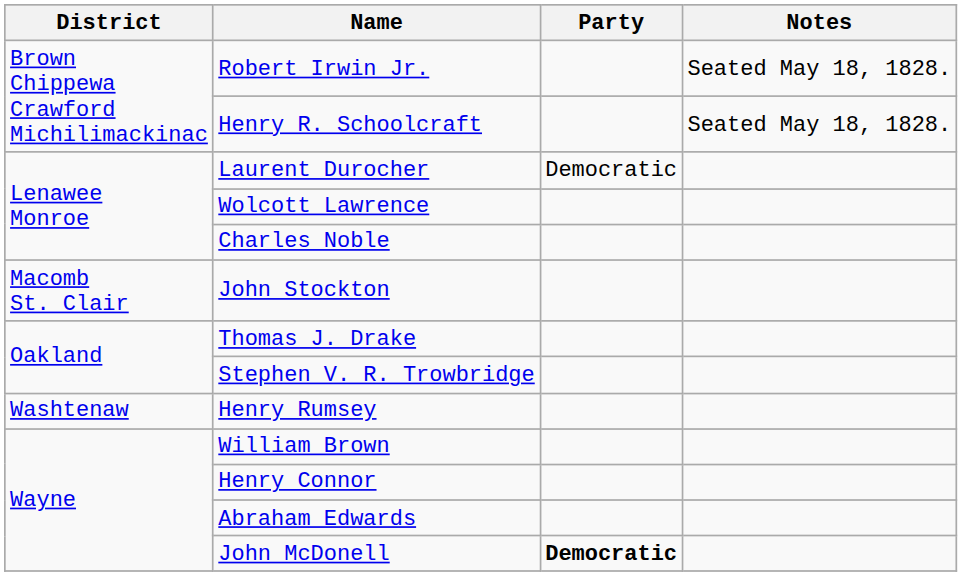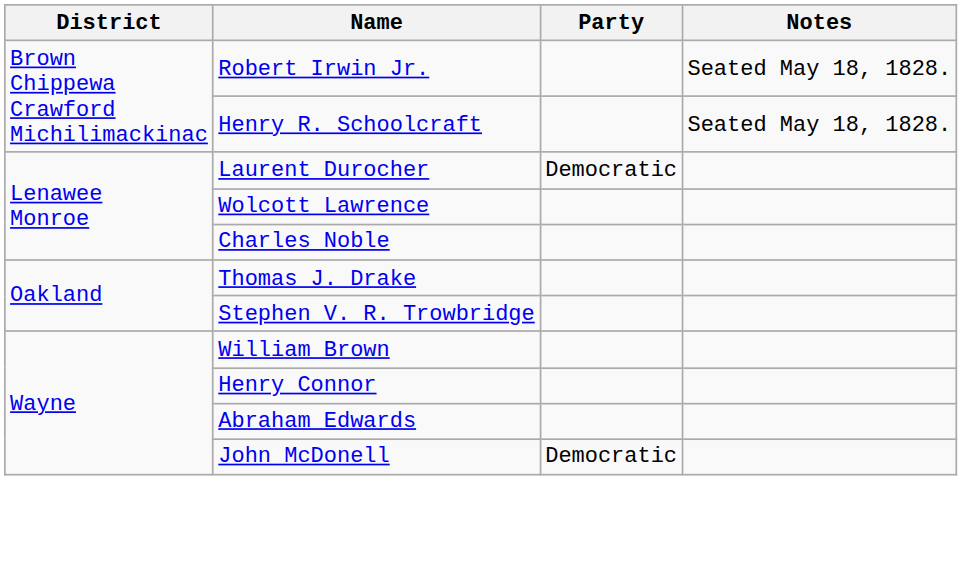- row: (304, 291)
- row: (297, 411)
(611, 554) bold -> (611, 457) normal
